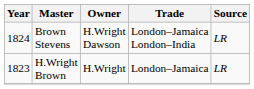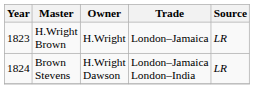rows swapped: (56, 68) <-> (53, 37)
